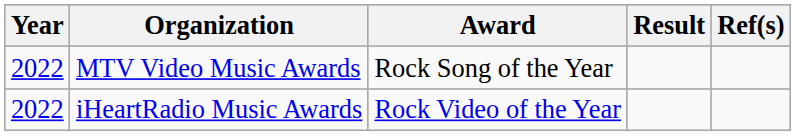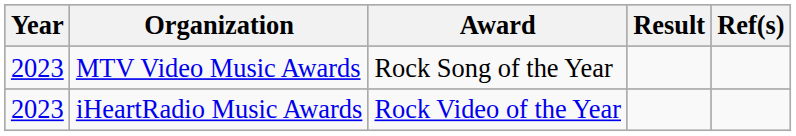(37, 67) 2022 -> (37, 67) 2023
(37, 109) 2022 -> (37, 109) 2023
